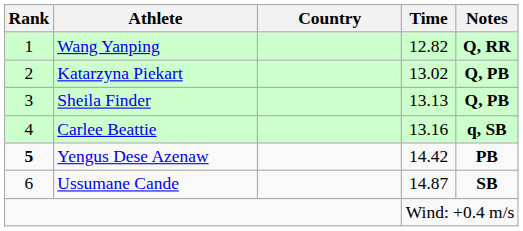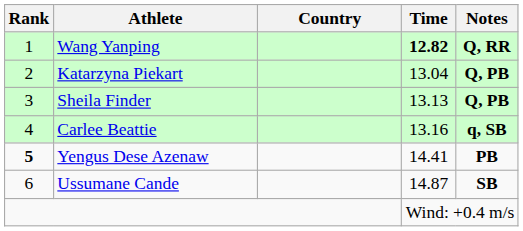(429, 45) normal -> (429, 45) bold
(429, 73) 13.02 -> (429, 73) 13.04
(429, 156) 14.42 -> (429, 156) 14.41
